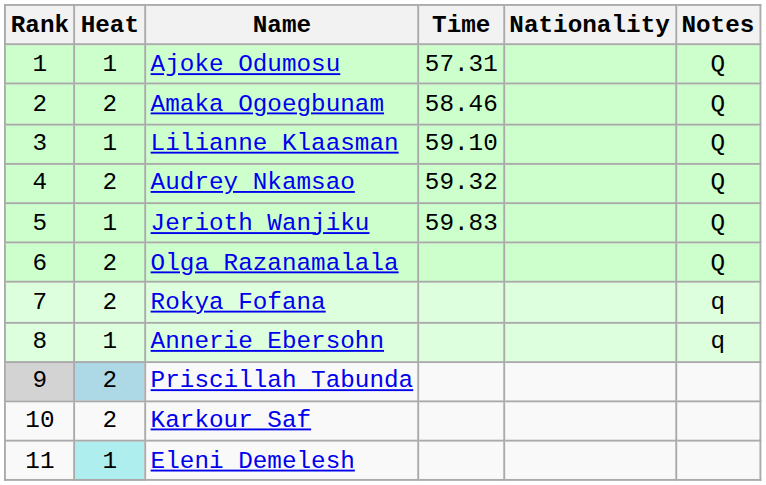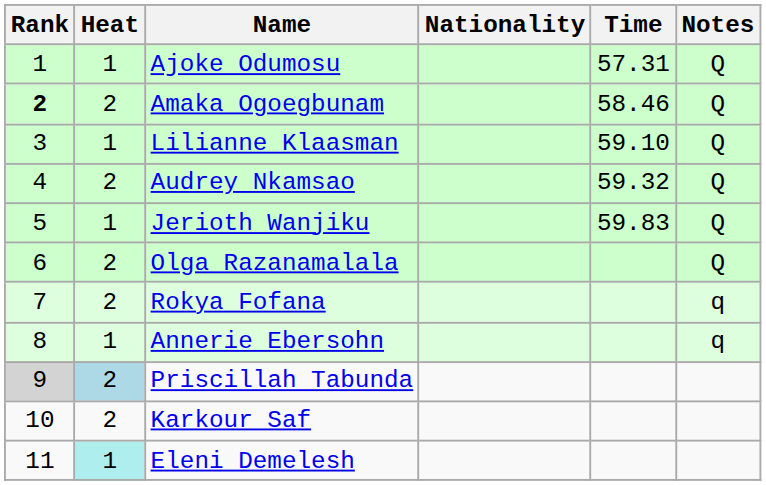columns swapped: (590, 25) <-> (461, 25)
(40, 104) normal -> (40, 104) bold
